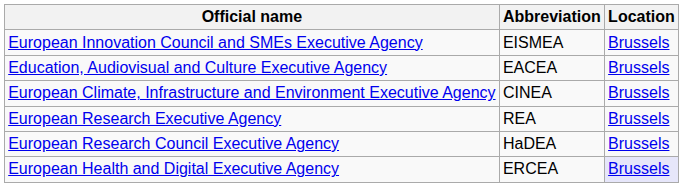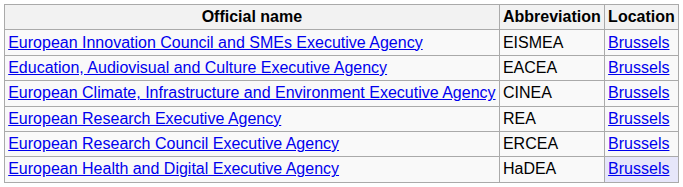(530, 144) HaDEA -> (530, 144) ERCEA
(530, 169) ERCEA -> (530, 169) HaDEA
